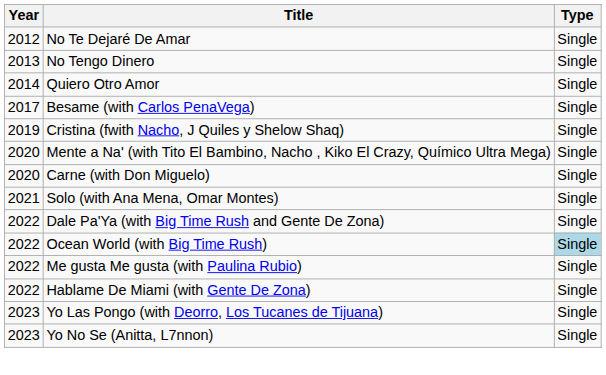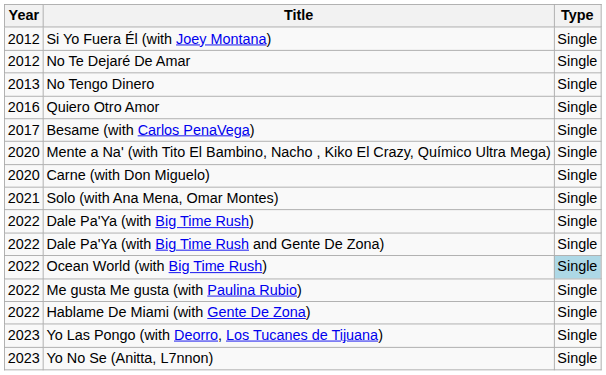+ row: (159, 38)
(24, 84) 2014 -> (24, 107) 2016
- row: (195, 130)
+ row: (150, 221)
